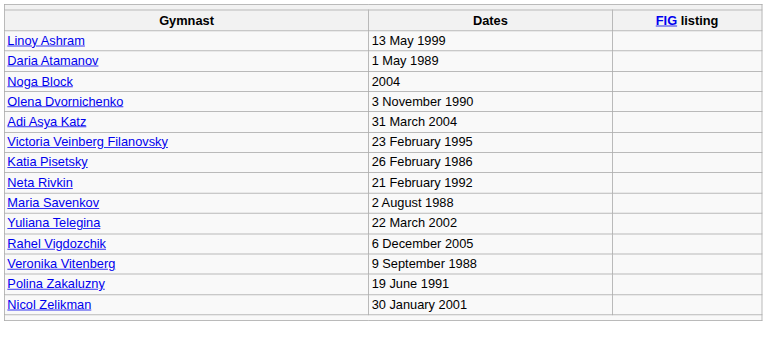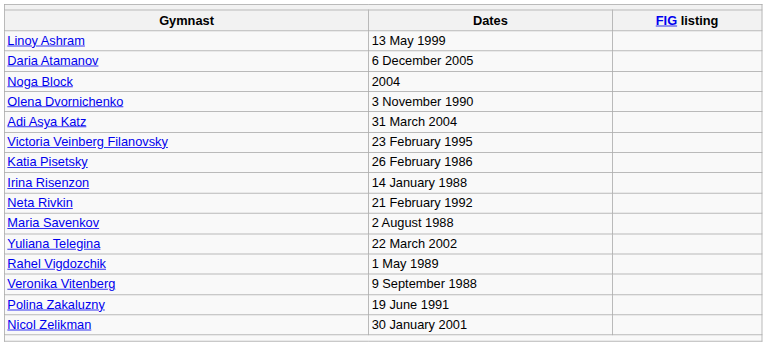(405, 61) 1 May 1989 -> (423, 61) 6 December 2005
+ row: (48, 182)
(423, 243) 6 December 2005 -> (405, 264) 1 May 1989
